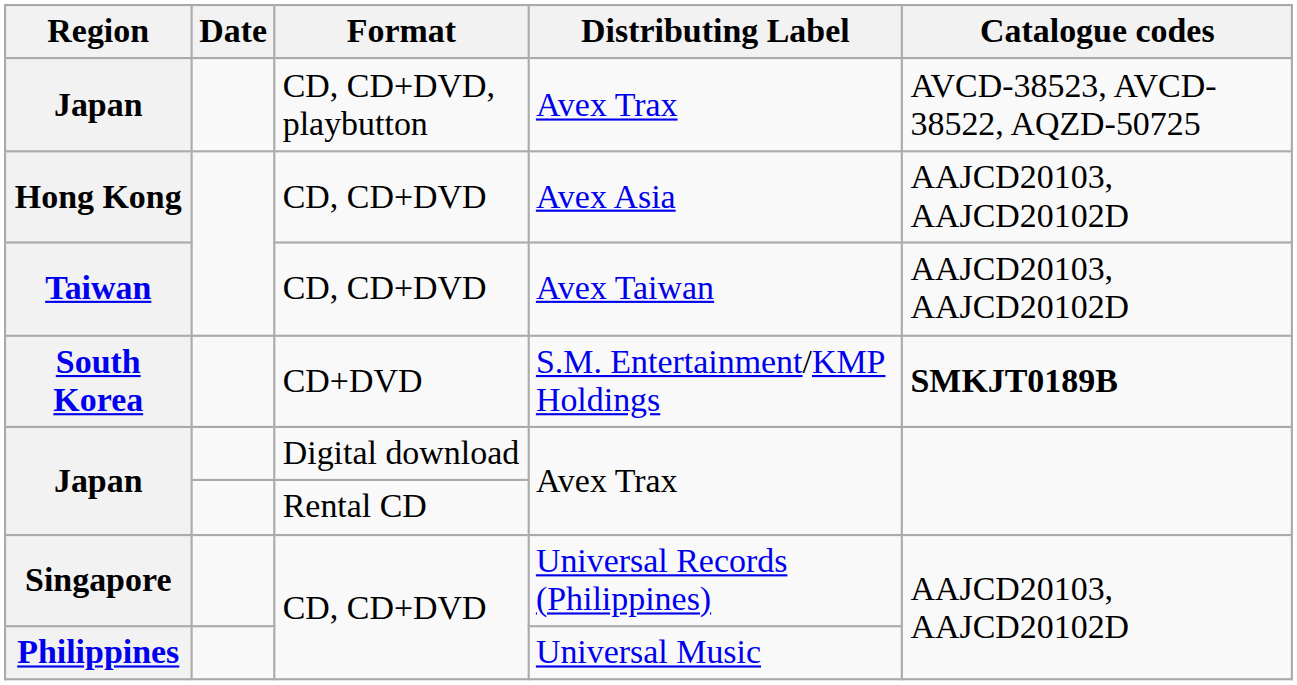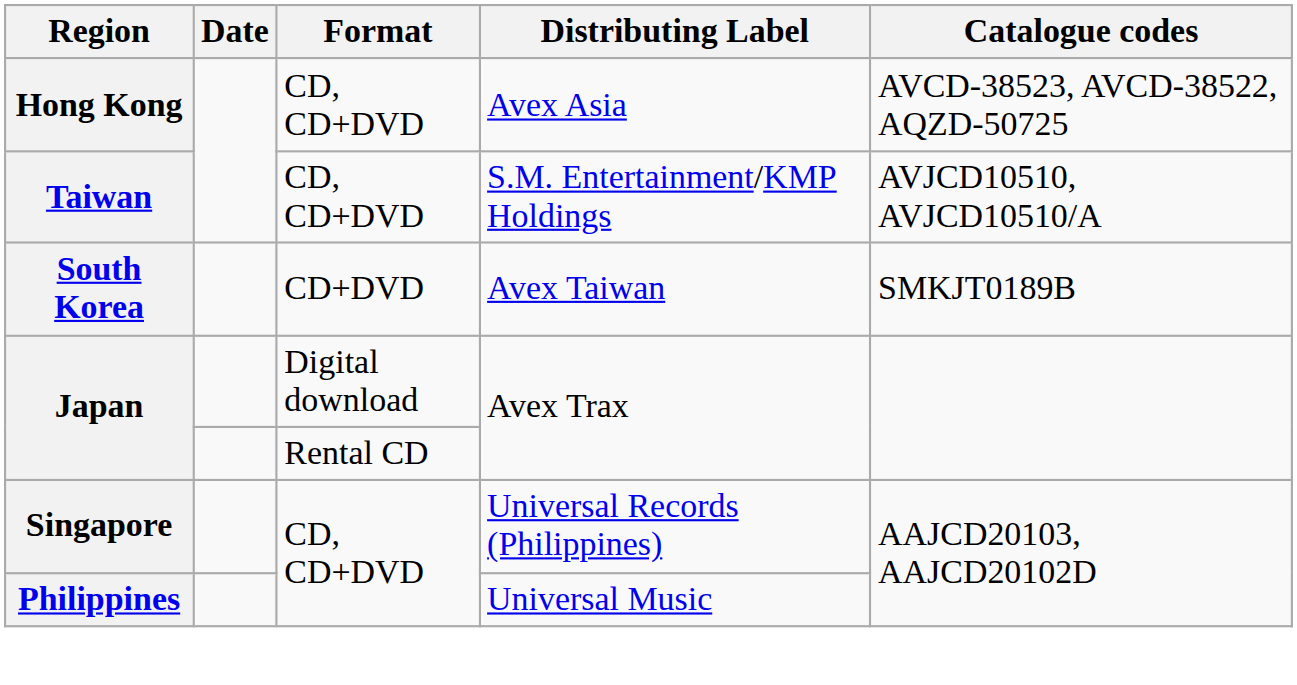- row: (98, 104)
(1020, 196) AAJCD20103, AAJCD20102D -> (1078, 104) AVCD-38523, AVCD-38522, AQZD-50725
(625, 288) Avex Taiwan -> (662, 196) S.M. Entertainment/KMP Holdings
(1020, 288) AAJCD20103, AAJCD20102D -> (990, 196) AVJCD10510, AVJCD10510/A
(711, 380) S.M. Entertainment/KMP Holdings -> (576, 288) Avex Taiwan
(1014, 380) bold -> (977, 288) normal
